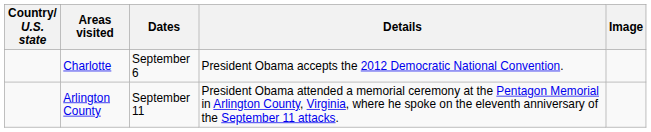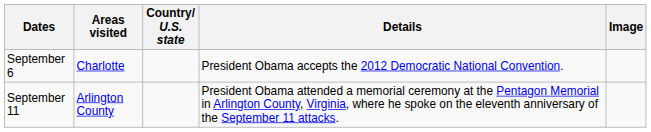columns swapped: (32, 27) <-> (164, 27)
